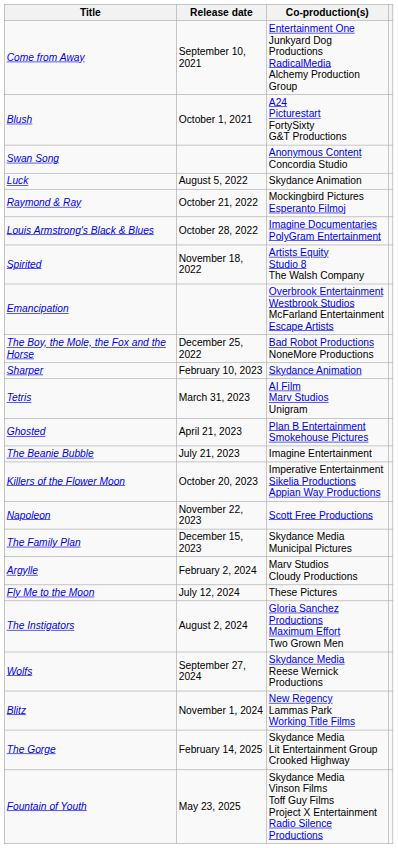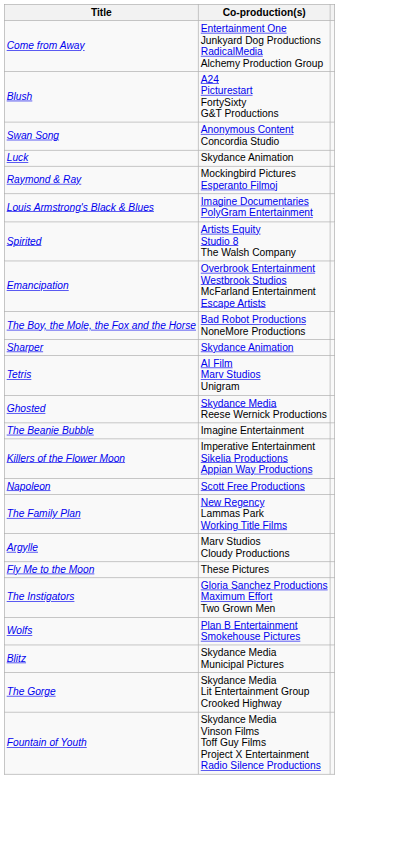- column: (221, 12)
(319, 432) Plan B Entertainment Smokehouse Pictures -> (264, 409) Skydance Media Reese Wernick Productions
(310, 543) Skydance Media Municipal Pictures -> (244, 514) New Regency Lammas Park Working Title Films
(307, 671) Skydance Media Reese Wernick Productions -> (251, 631) Plan B Entertainment Smokehouse Pictures
(312, 710) New Regency Lammas Park Working Title Films -> (242, 658) Skydance Media Municipal Pictures
